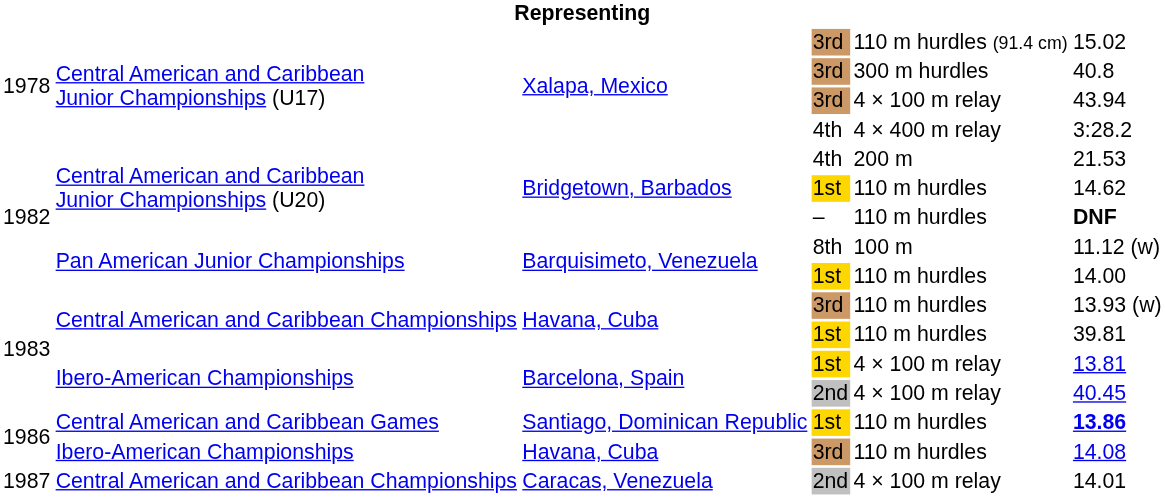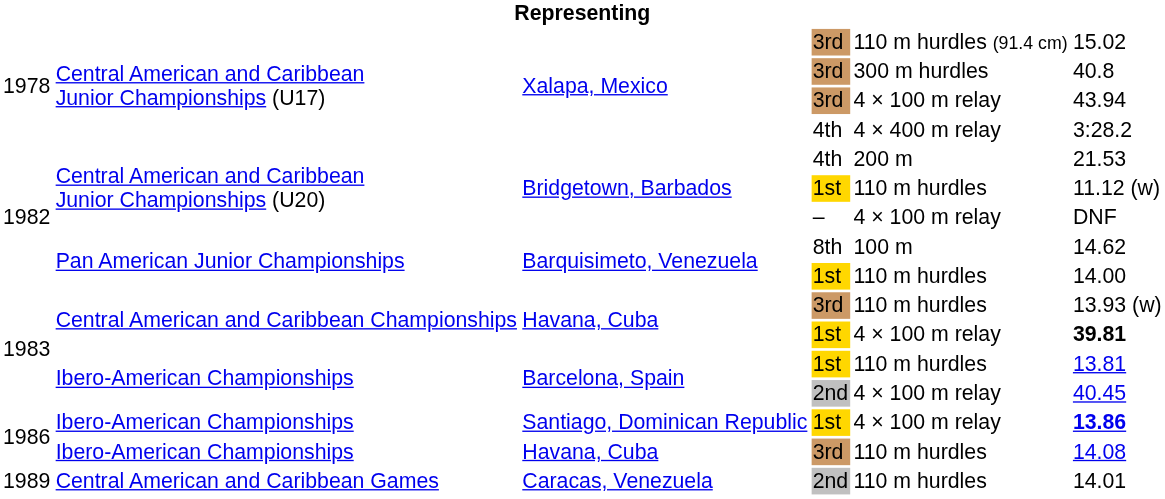(1100, 188) 14.62 -> (1116, 188) 11.12 (w)
(920, 217) 110 m hurdles -> (927, 217) 4 × 100 m relay
(1095, 217) bold -> (1095, 217) normal
(1116, 246) 11.12 (w) -> (1100, 246) 14.62
(920, 334) 110 m hurdles -> (927, 334) 4 × 100 m relay
(1100, 334) normal -> (1100, 334) bold
(927, 363) 4 × 100 m relay -> (920, 363) 110 m hurdles
(247, 422) Central American and Caribbean Games -> (205, 422) Ibero-American Championships
(920, 422) 110 m hurdles -> (927, 422) 4 × 100 m relay
(27, 480) 1987 -> (27, 480) 1989
(286, 480) Central American and Caribbean Championships -> (247, 480) Central American and Caribbean Games
(927, 480) 4 × 100 m relay -> (920, 480) 110 m hurdles
